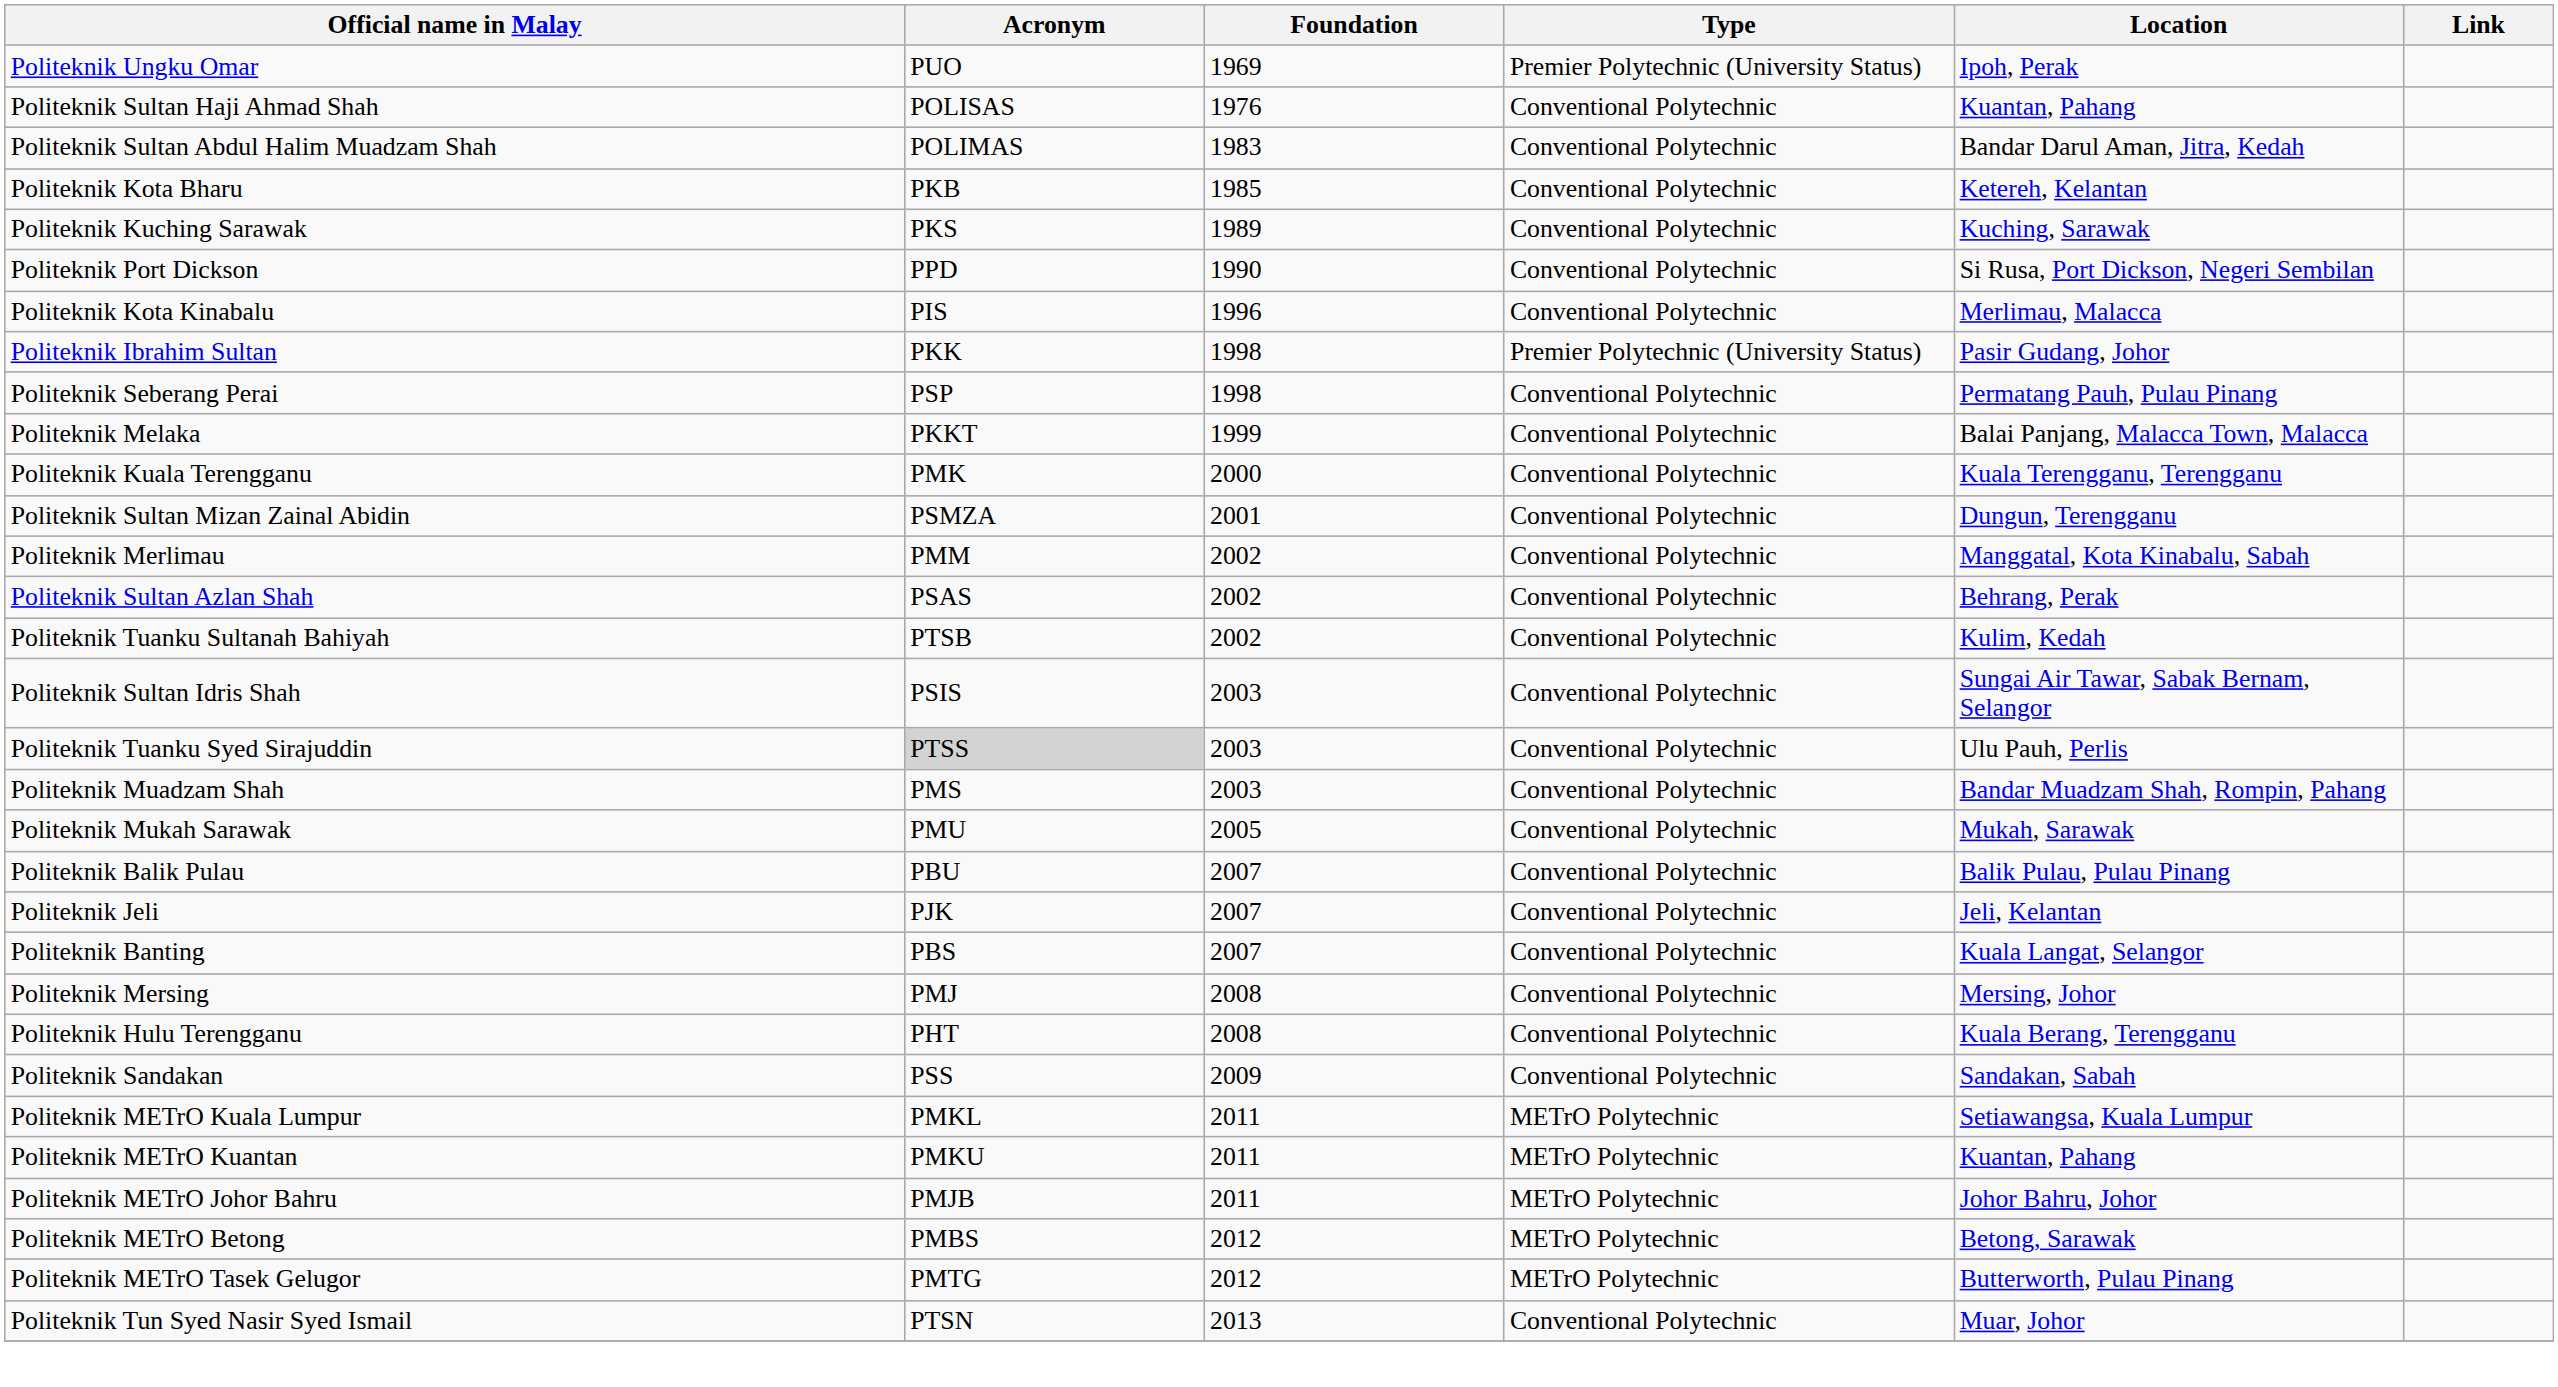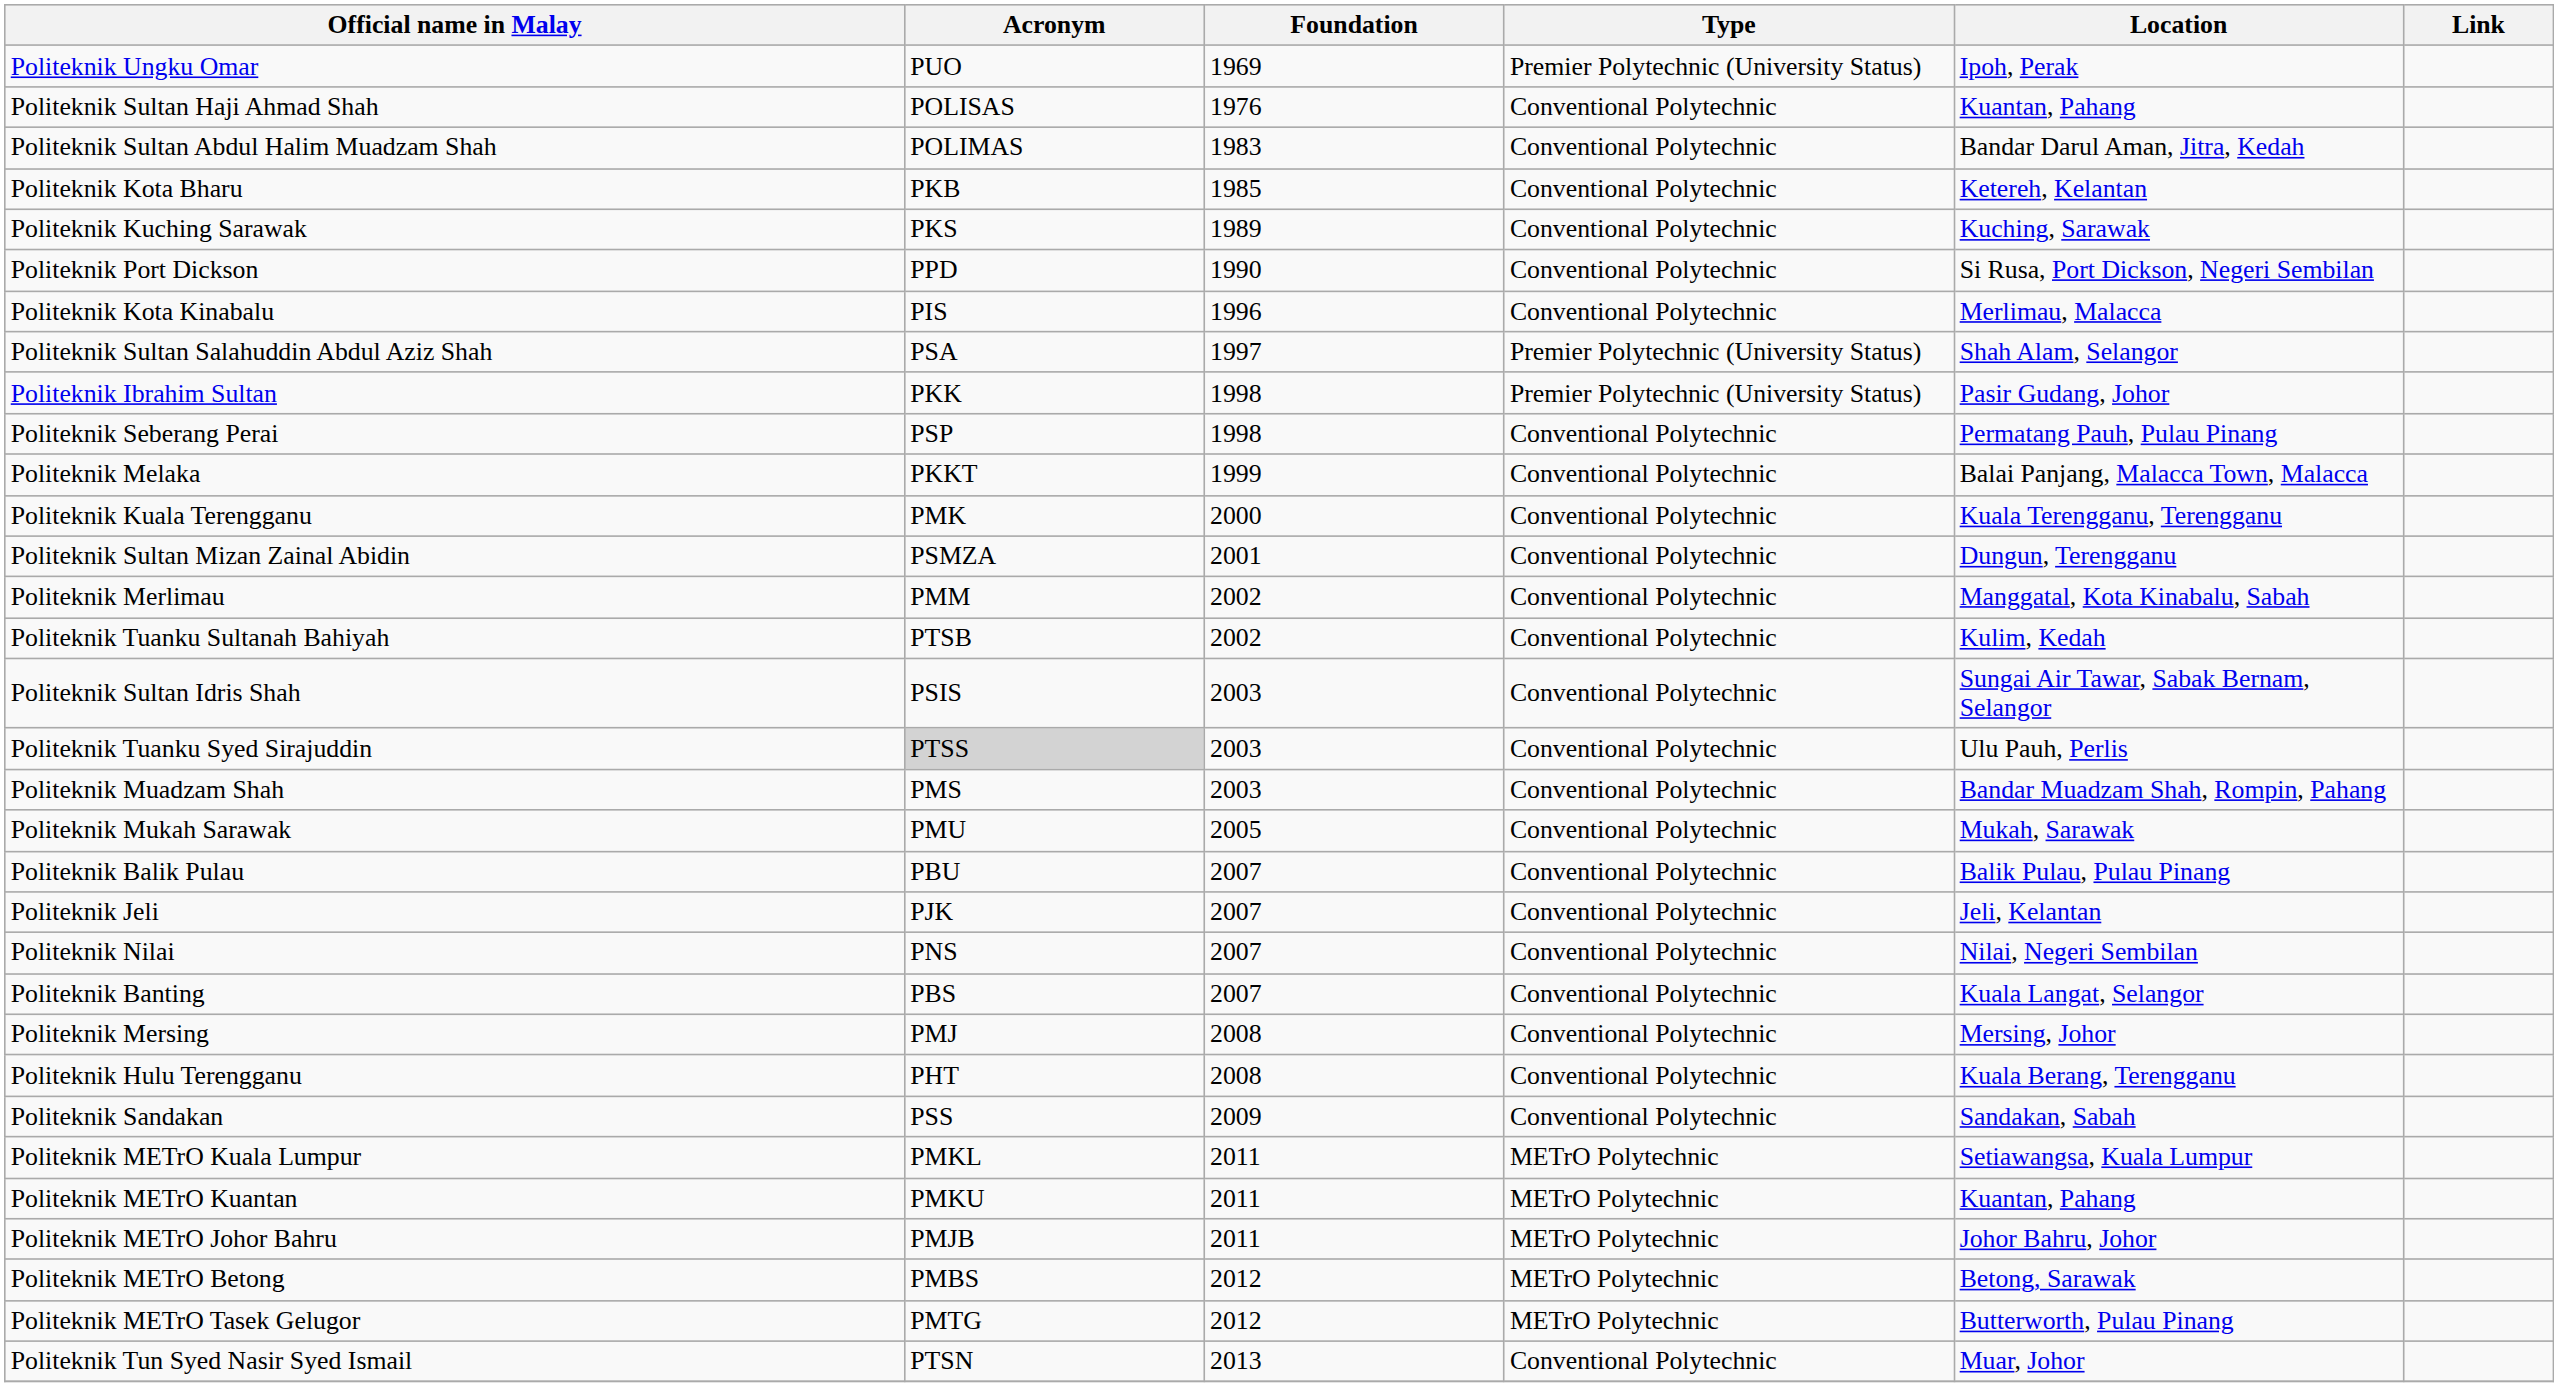+ row: (252, 351)
- row: (162, 596)
+ row: (93, 952)
